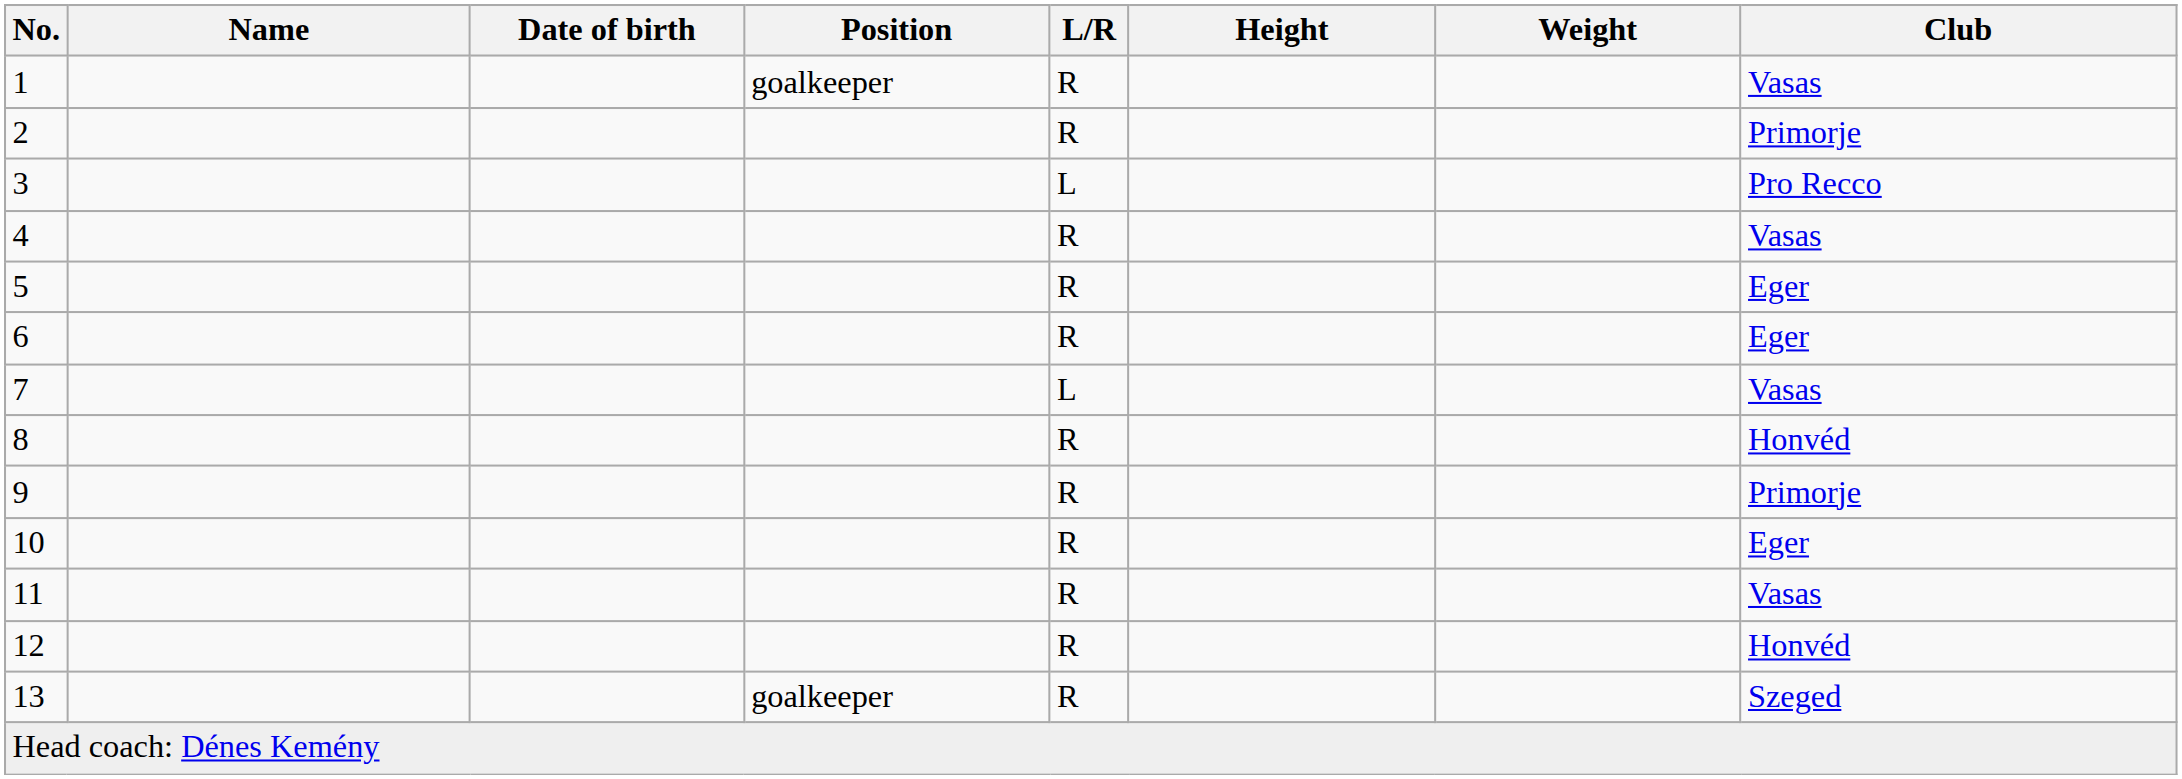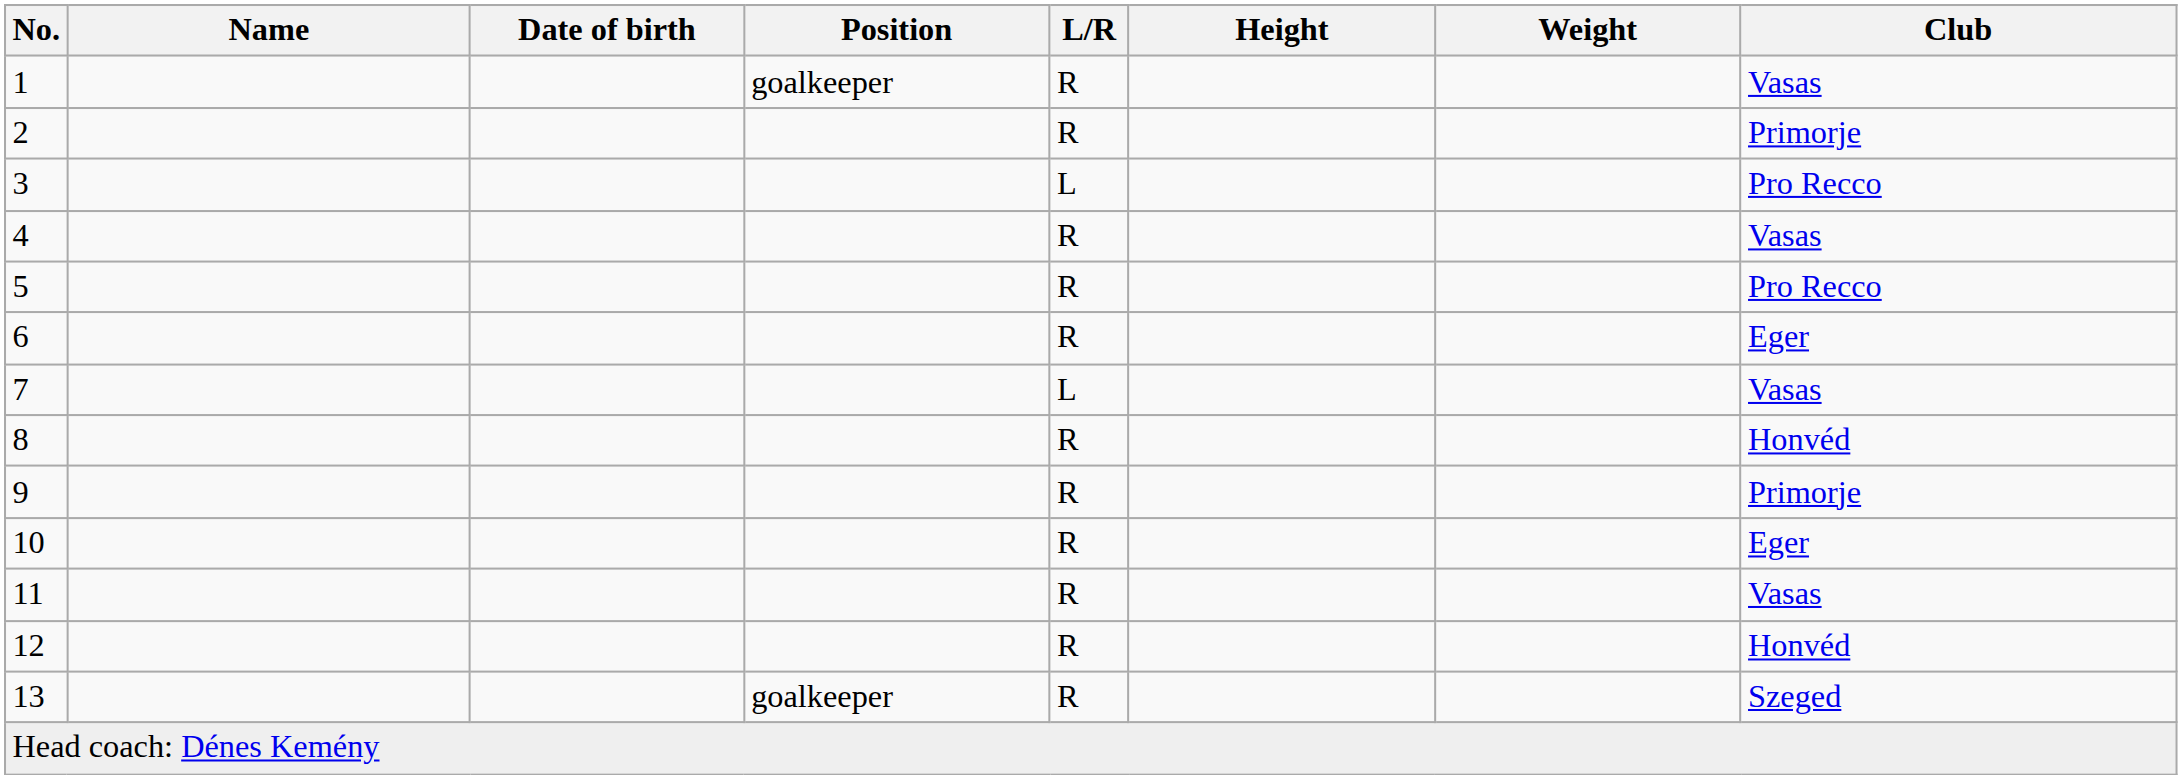(1779, 286) Eger -> (1815, 286) Pro Recco
